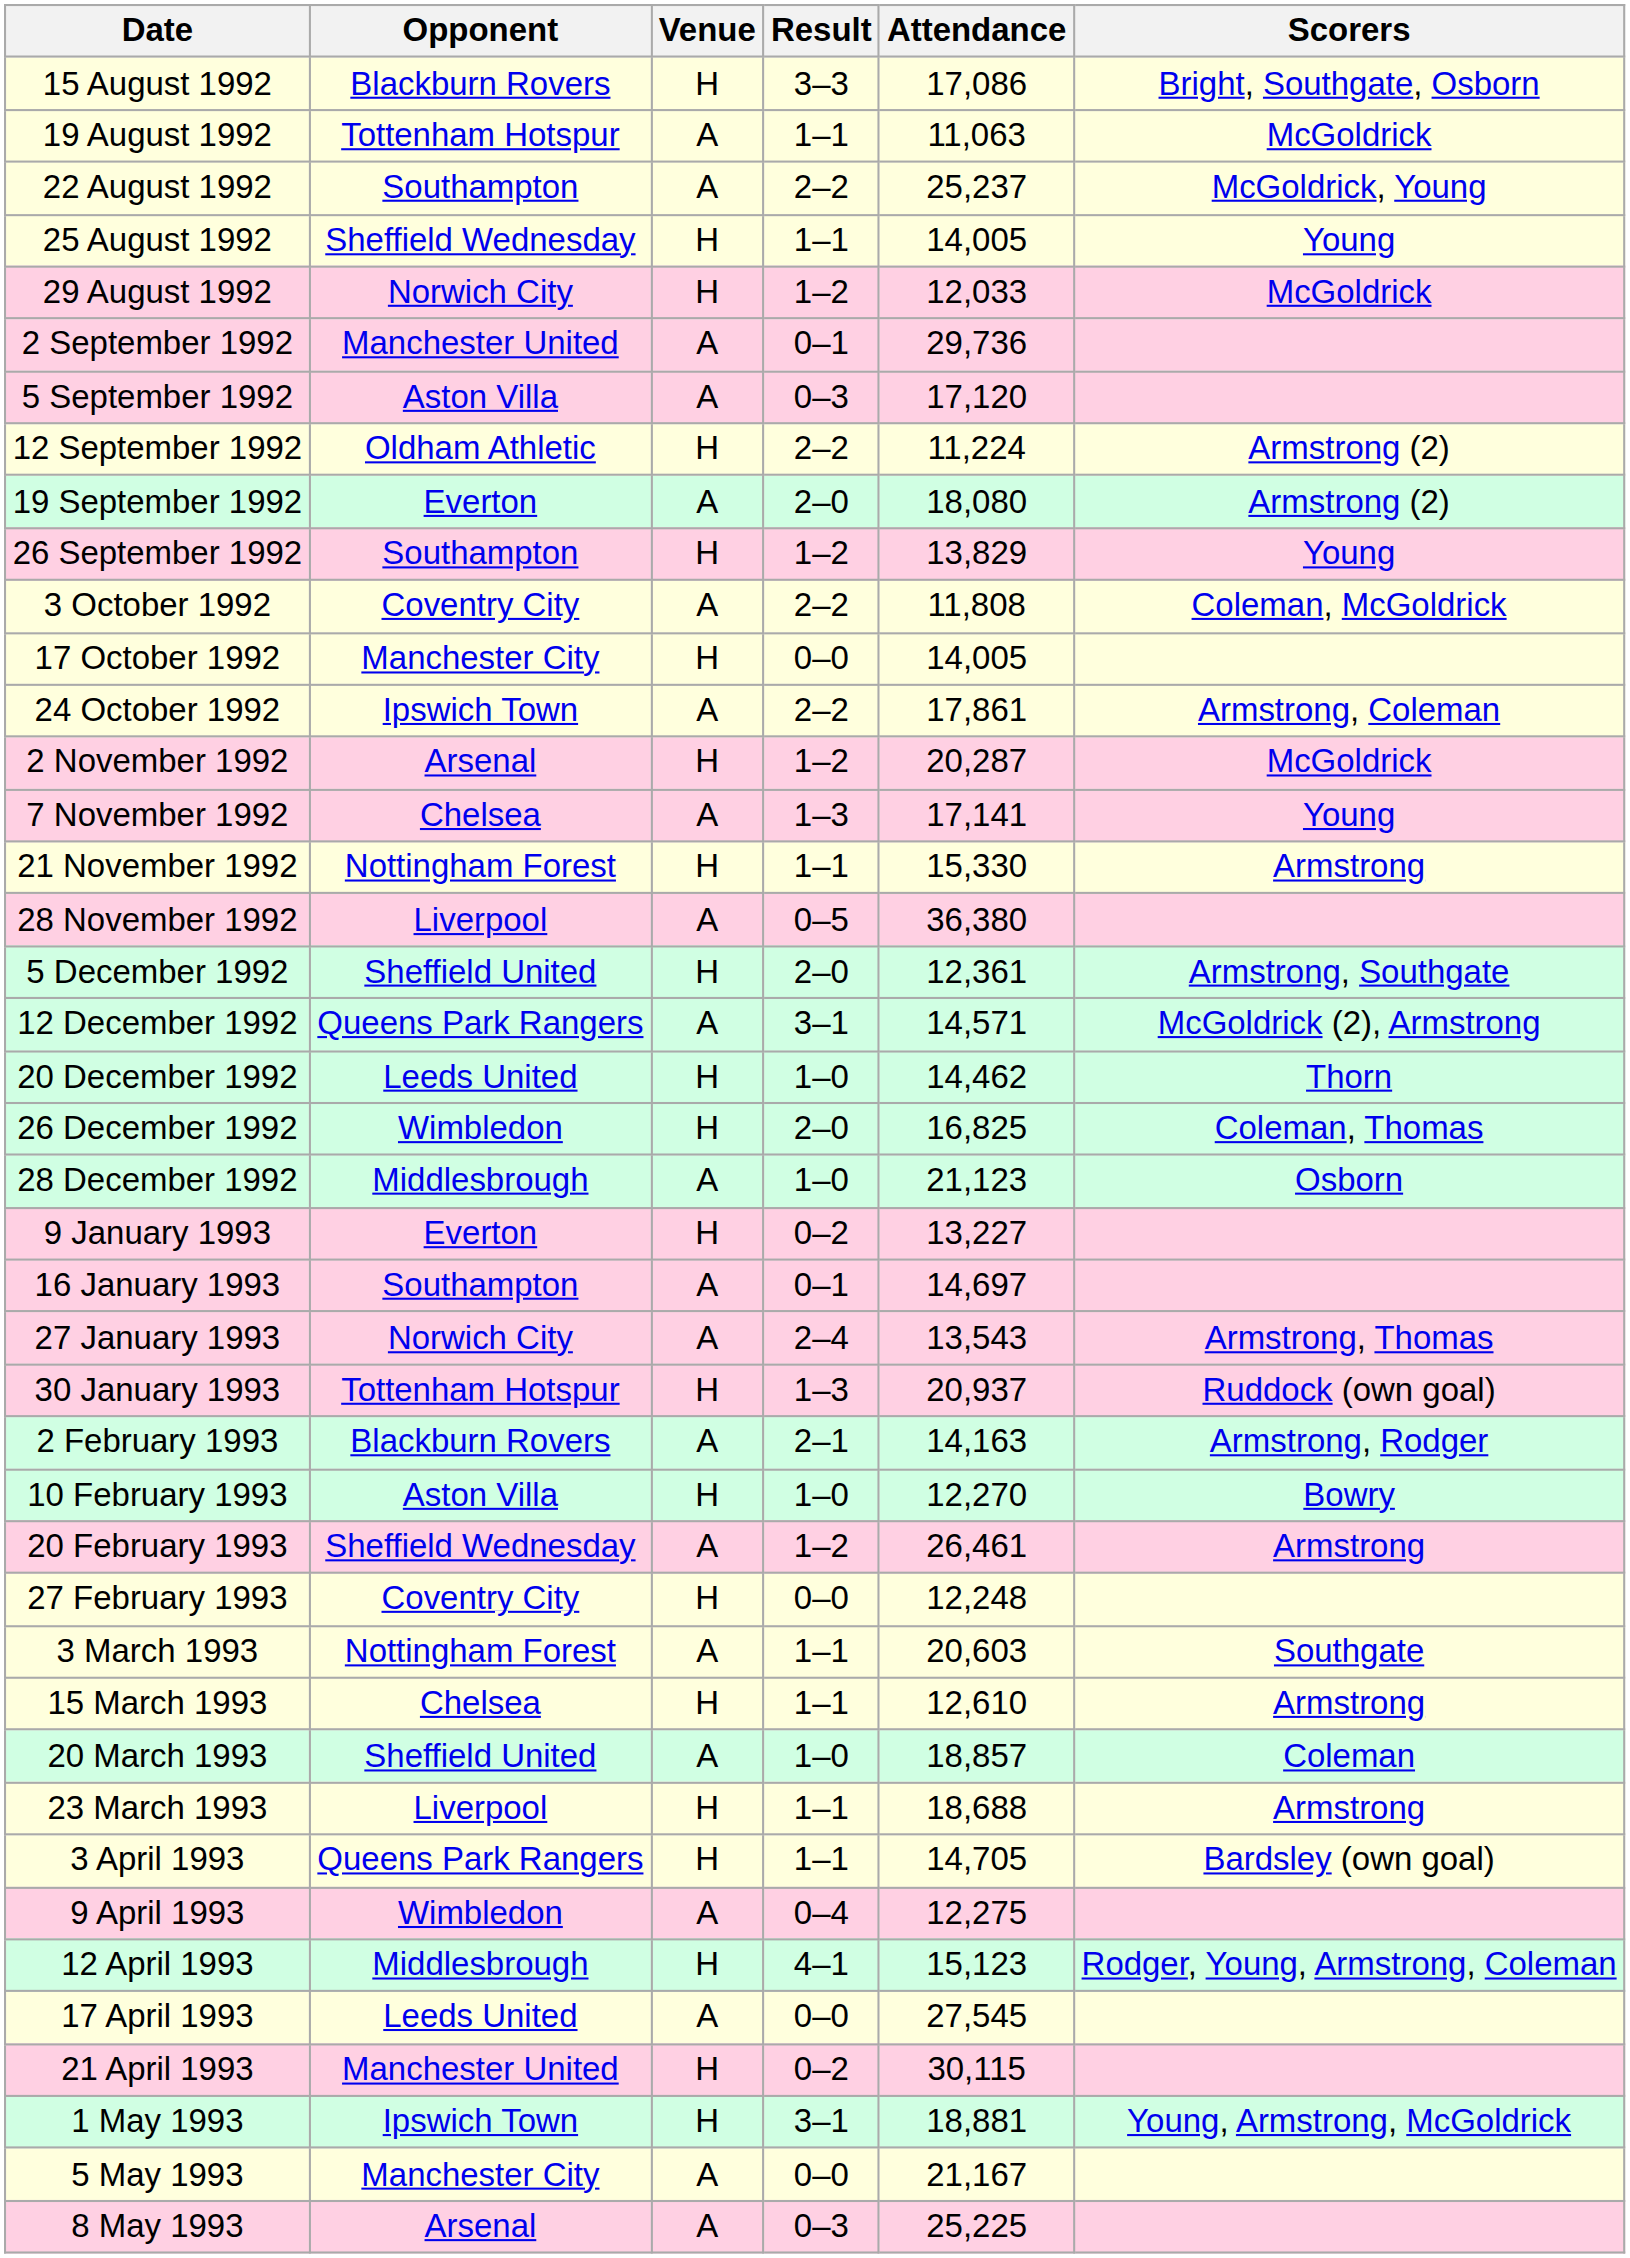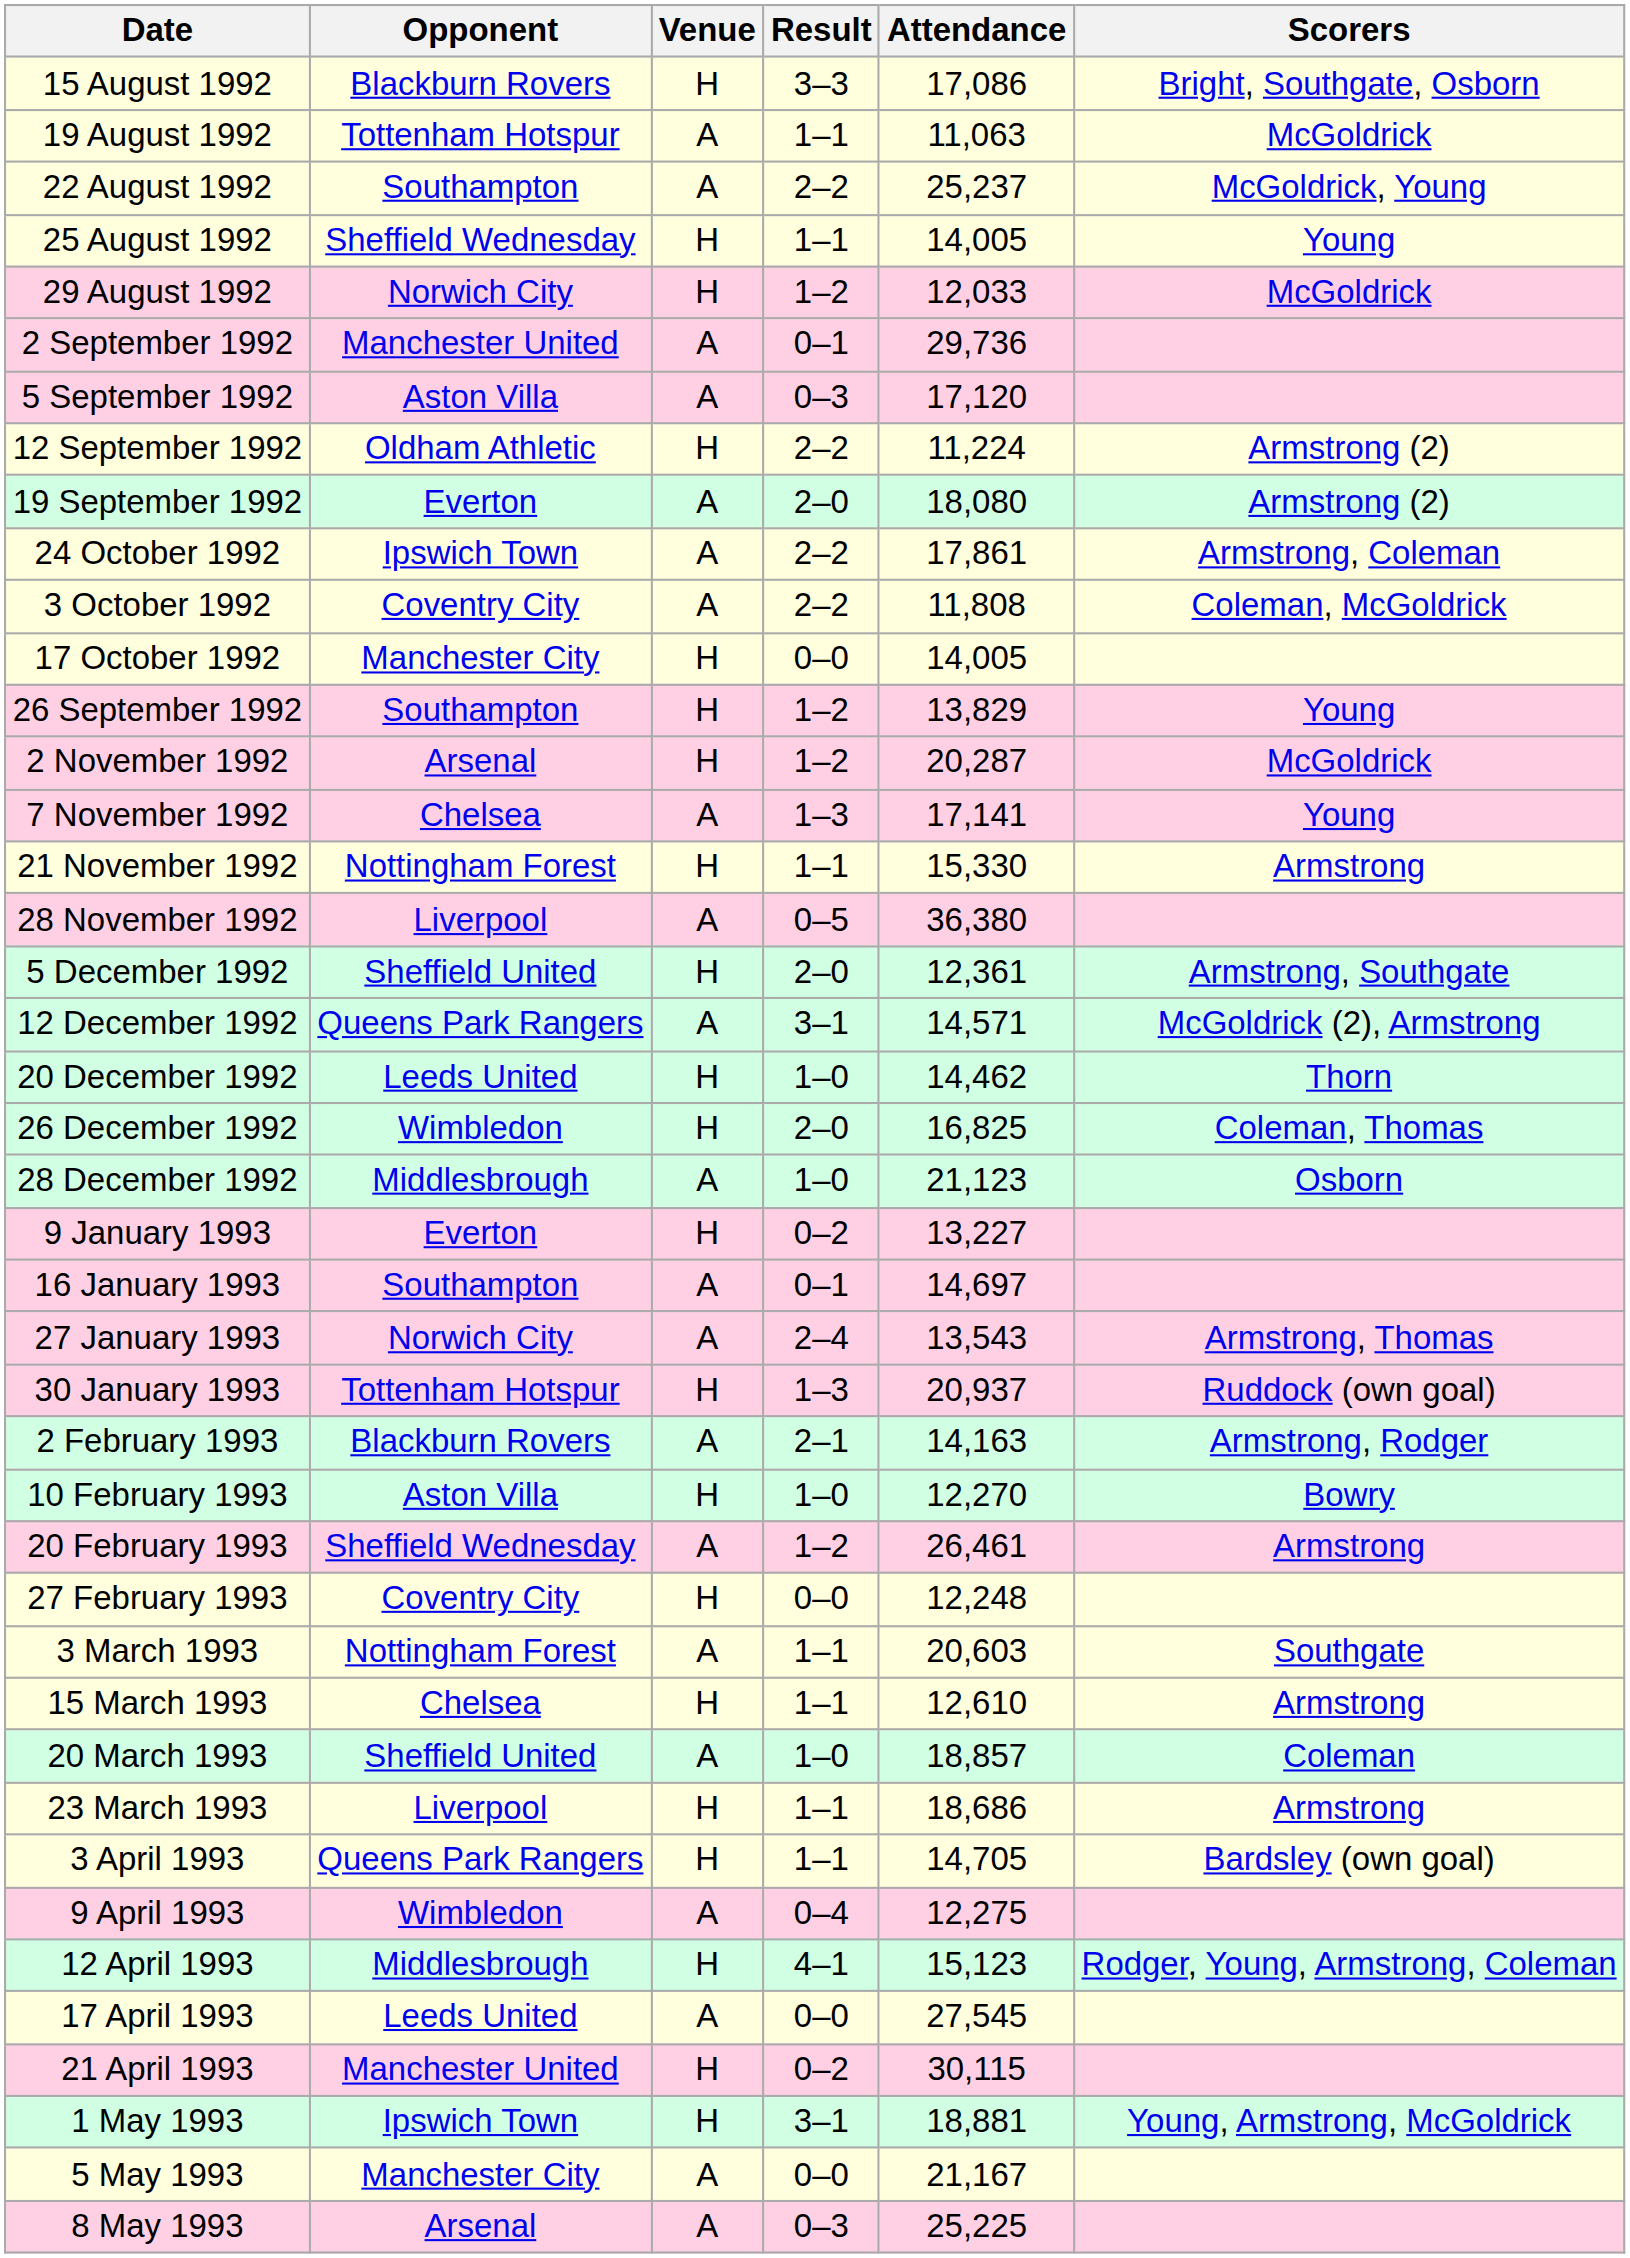rows swapped: (157, 553) <-> (157, 710)
(977, 1807) 18,688 -> (977, 1807) 18,686
